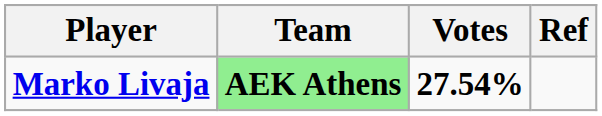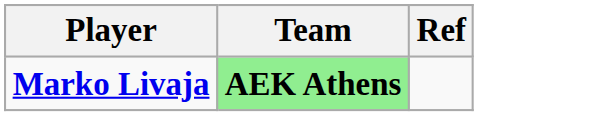- column: (470, 30)
